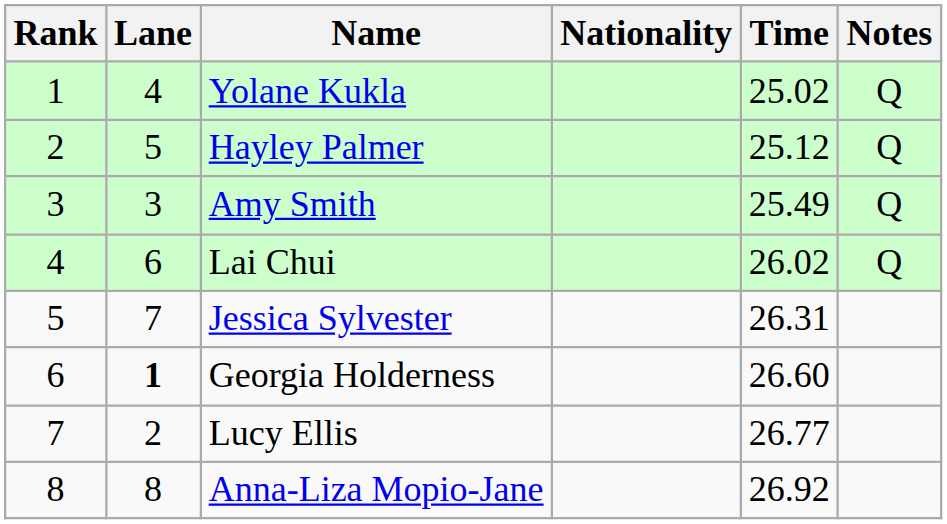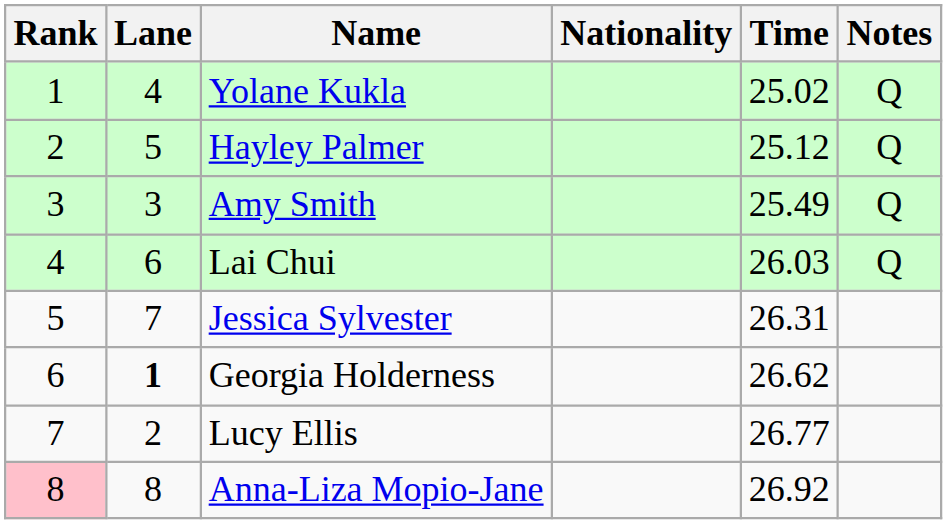(789, 261) 26.02 -> (789, 261) 26.03
(789, 375) 26.60 -> (789, 375) 26.62
(55, 489) no background -> (55, 489) pink background
